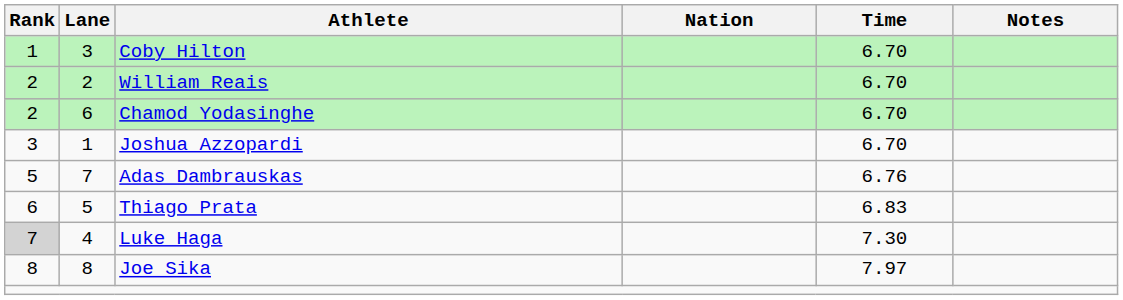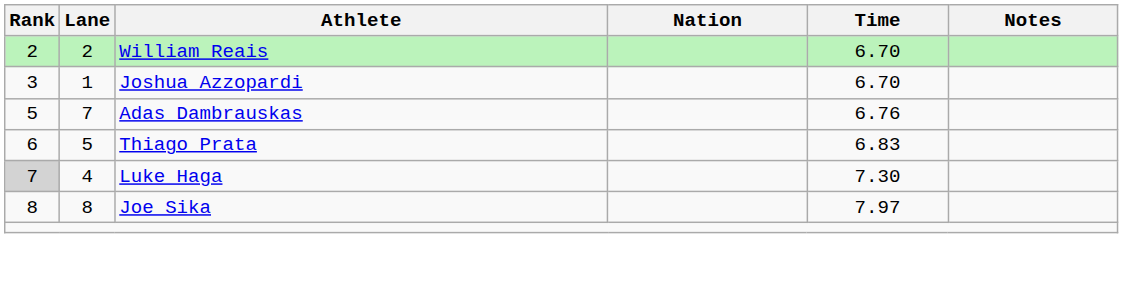- row: (182, 51)
- row: (217, 114)
